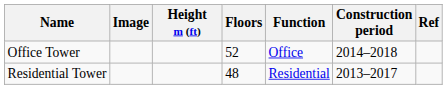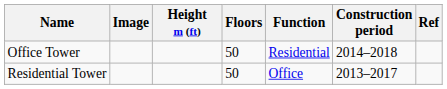(232, 52) 52 -> (232, 52) 50
(286, 52) Office -> (299, 52) Residential
(232, 73) 48 -> (232, 73) 50
(299, 73) Residential -> (286, 73) Office
